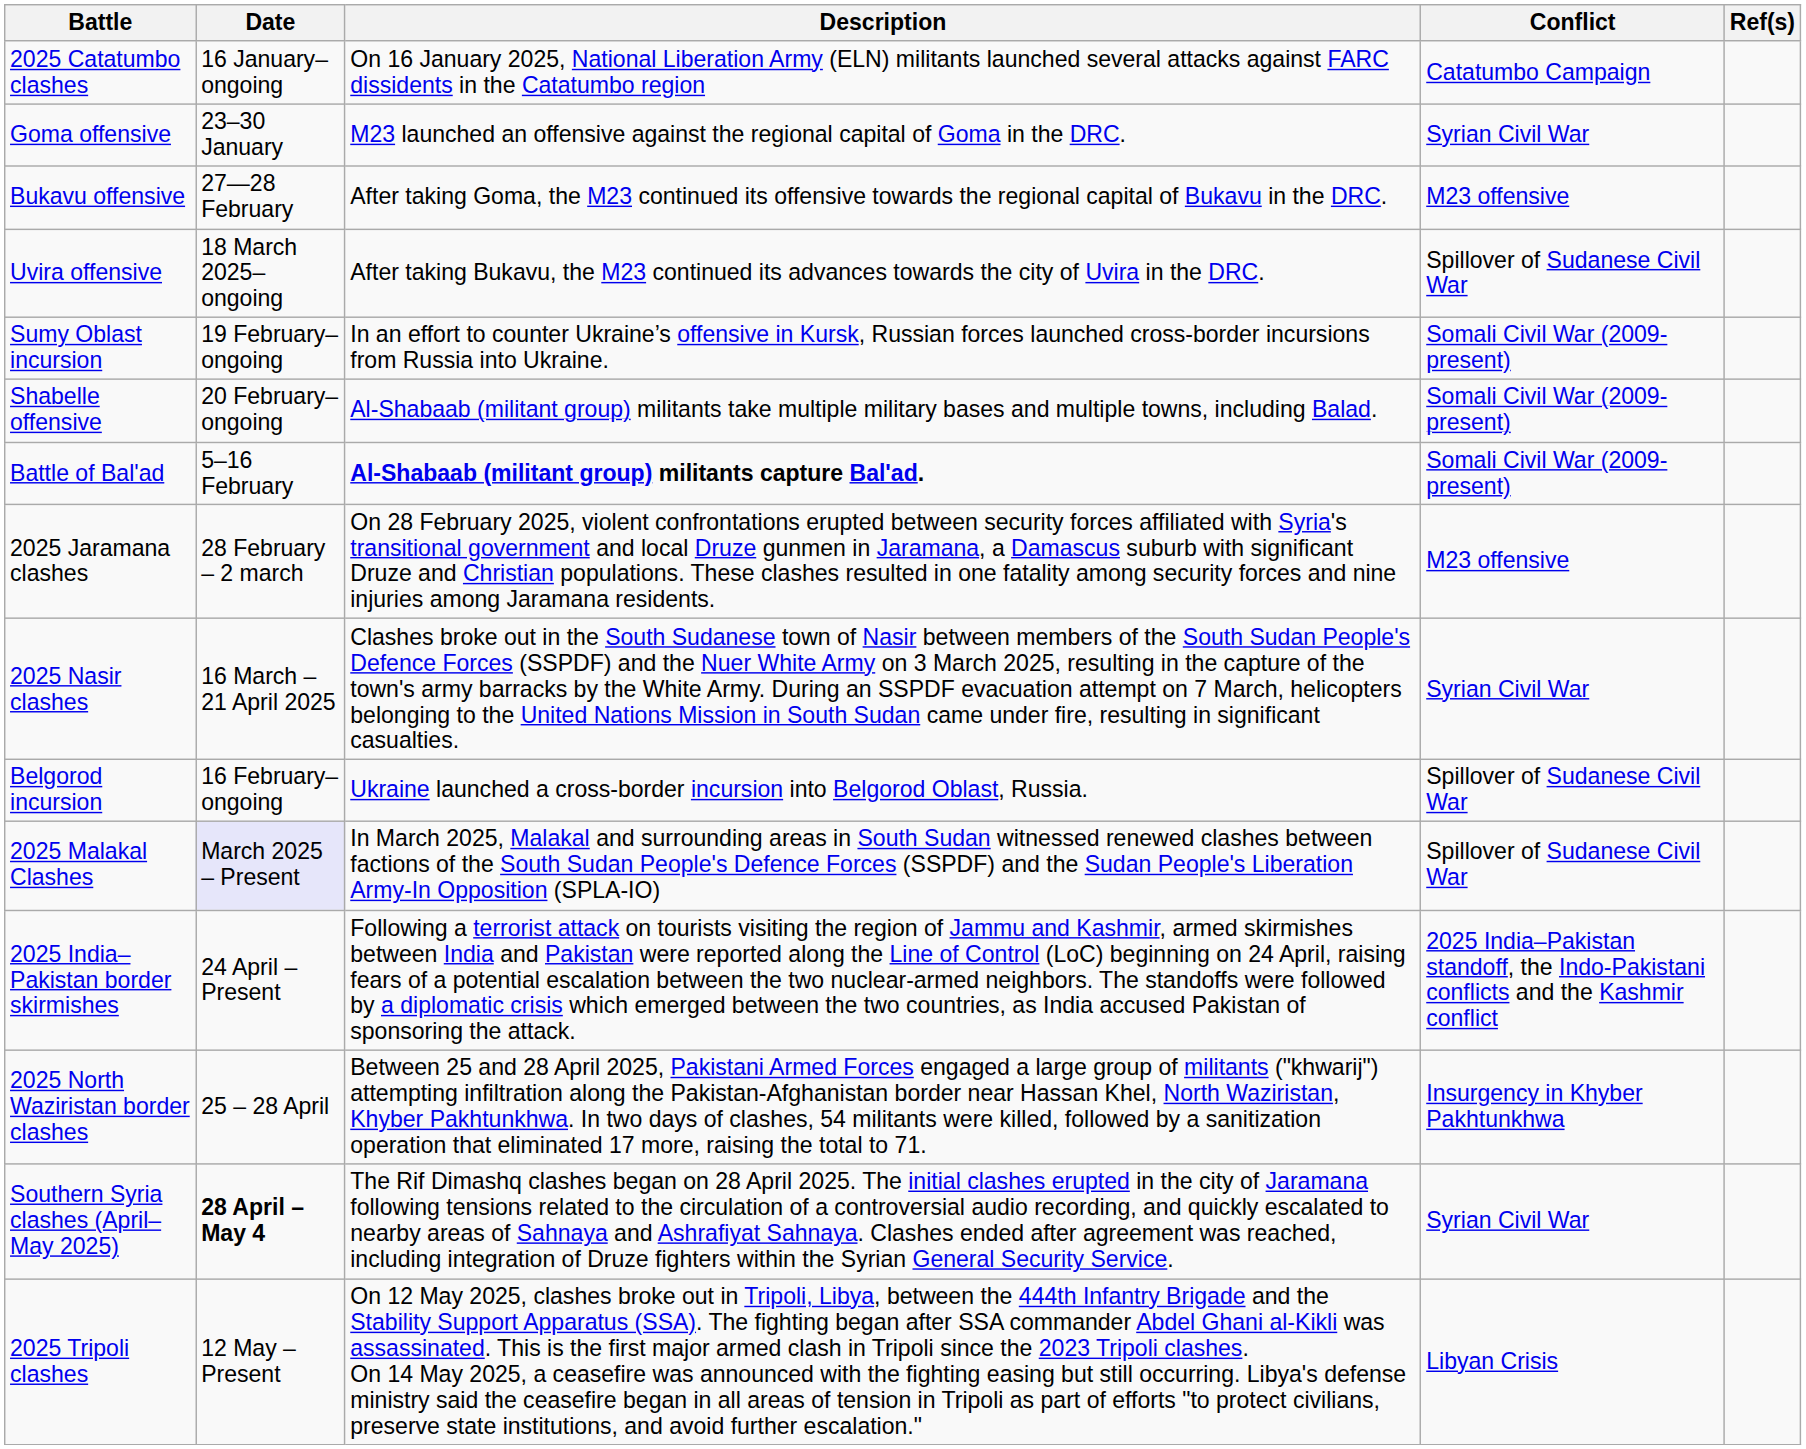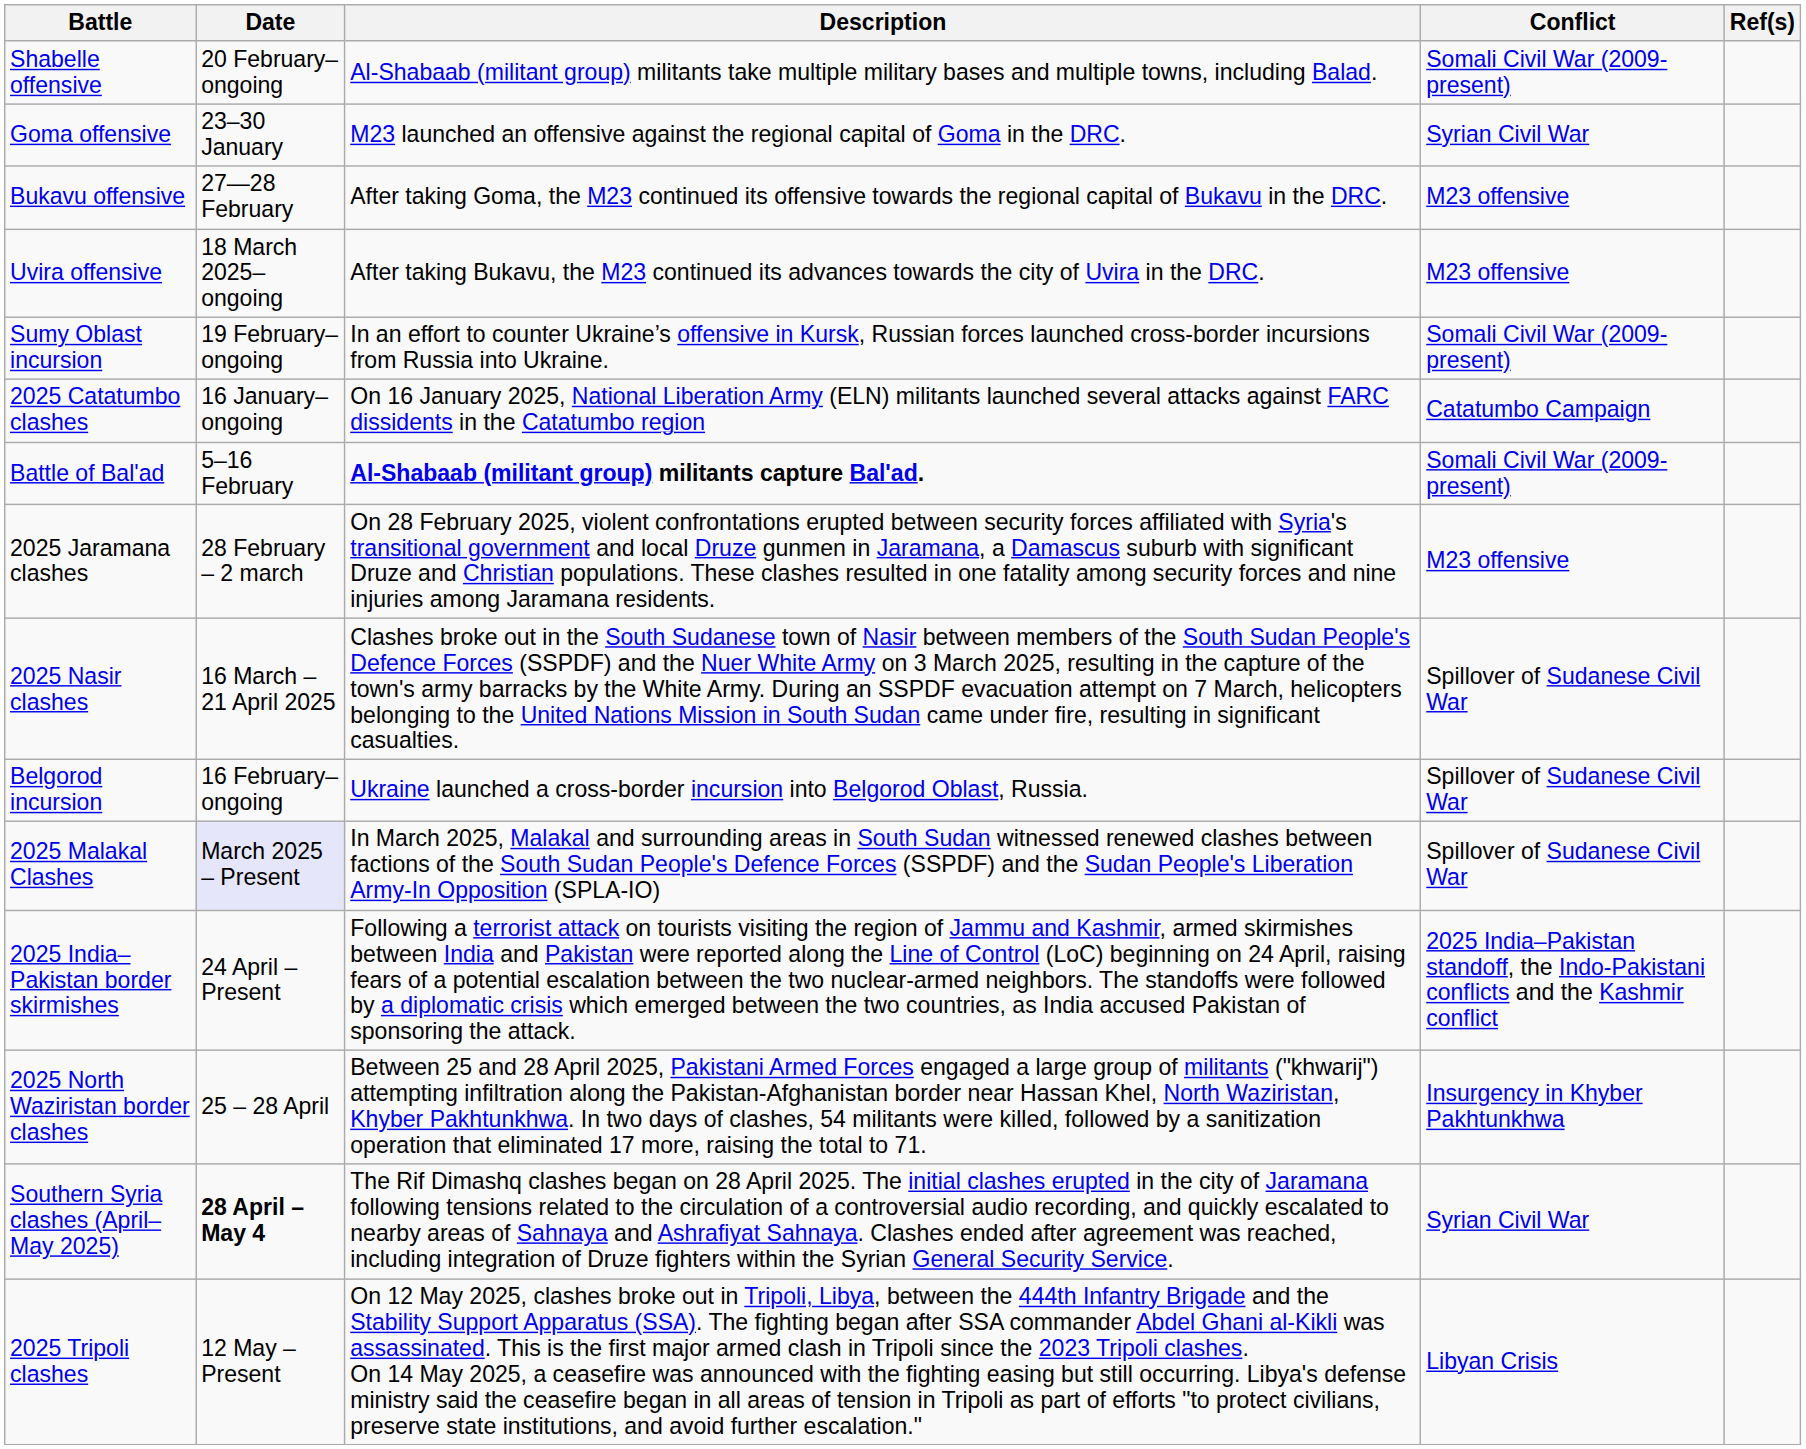rows swapped: (95, 72) <-> (56, 410)
(1563, 272) Spillover of Sudanese Civil War -> (1498, 272) M23 offensive
(1508, 688) Syrian Civil War -> (1563, 688) Spillover of Sudanese Civil War
